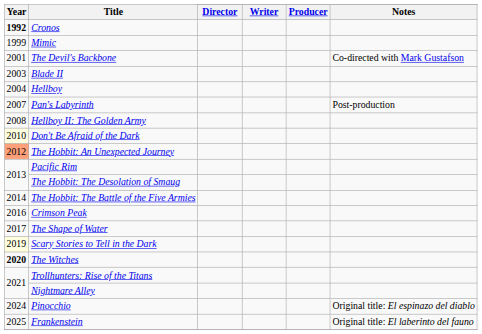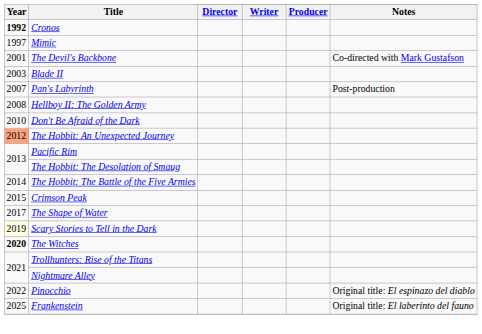(16, 43) 1999 -> (16, 43) 1997
- row: (47, 89)
(16, 136) lightyellow background -> (16, 120) no background
(16, 213) 2016 -> (16, 197) 2015
(16, 306) 2024 -> (16, 290) 2022
